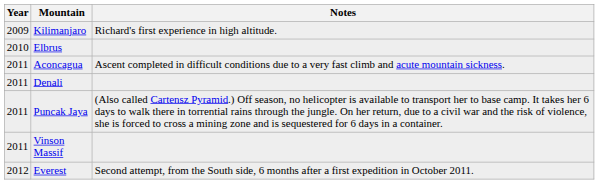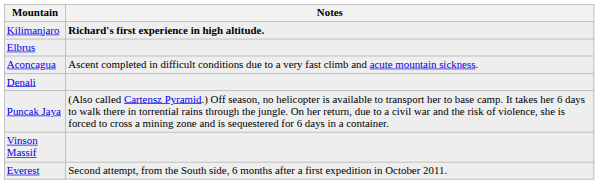- column: (18, 13)
(186, 30) normal -> (166, 30) bold
